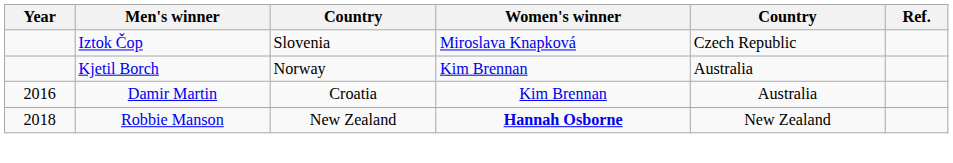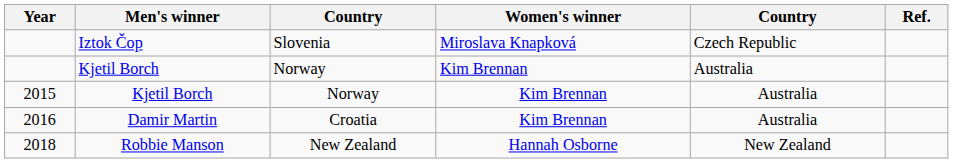+ row: (40, 94)
(563, 119) bold -> (563, 145) normal
